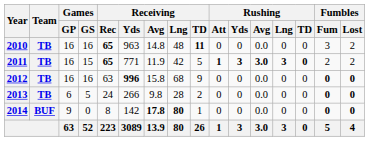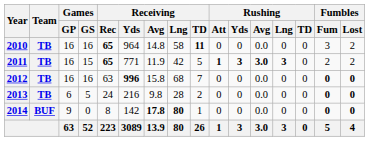(131, 45) 963 -> (131, 45) 964
(179, 45) 48 -> (179, 45) 58
(305, 62) bold -> (305, 62) normal
(200, 78) 9 -> (200, 78) 7
(131, 95) 266 -> (131, 95) 216
